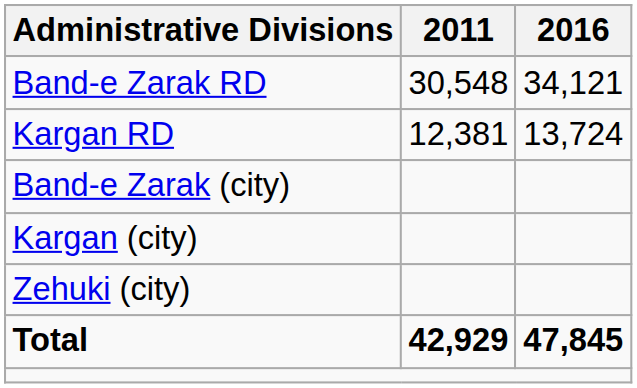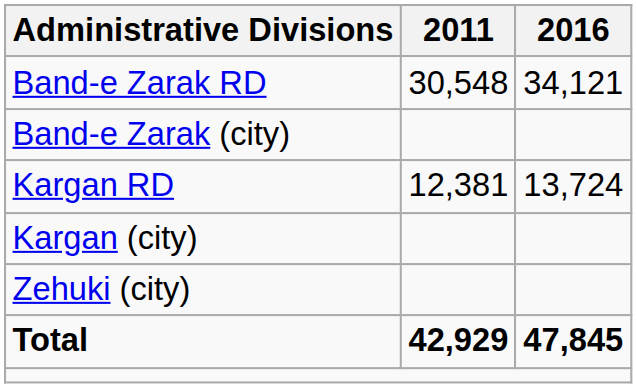rows swapped: (93, 133) <-> (151, 185)
